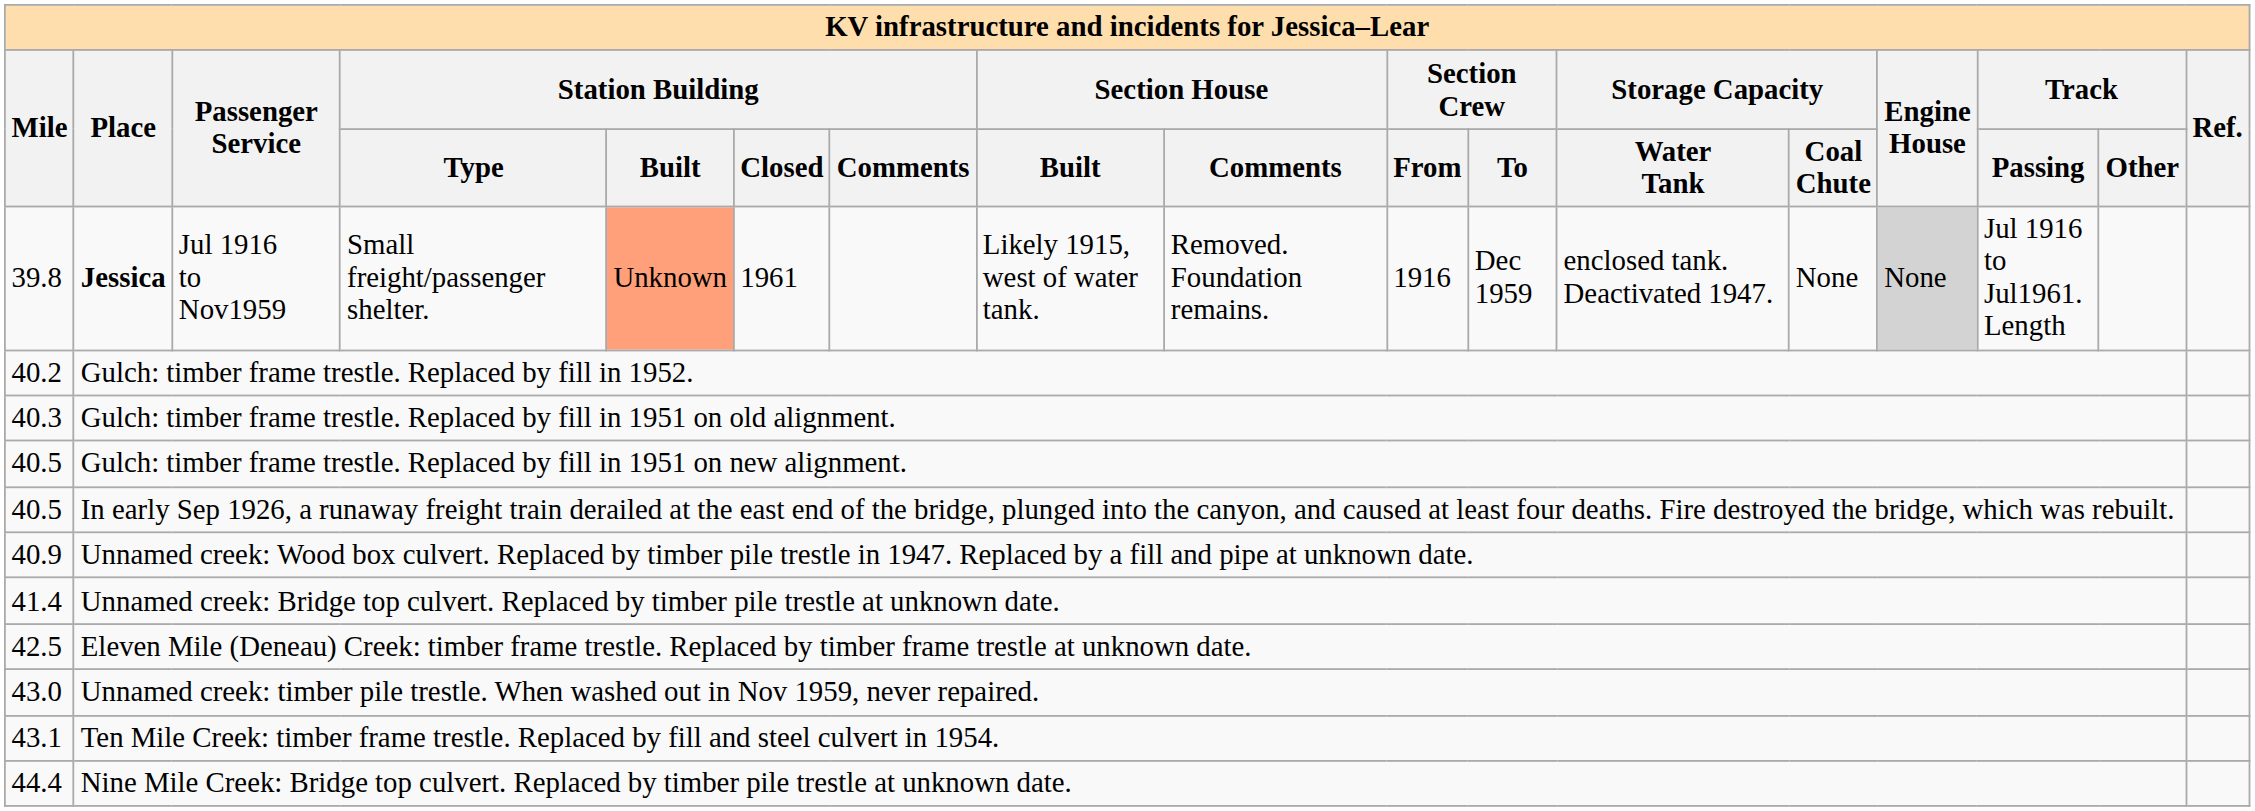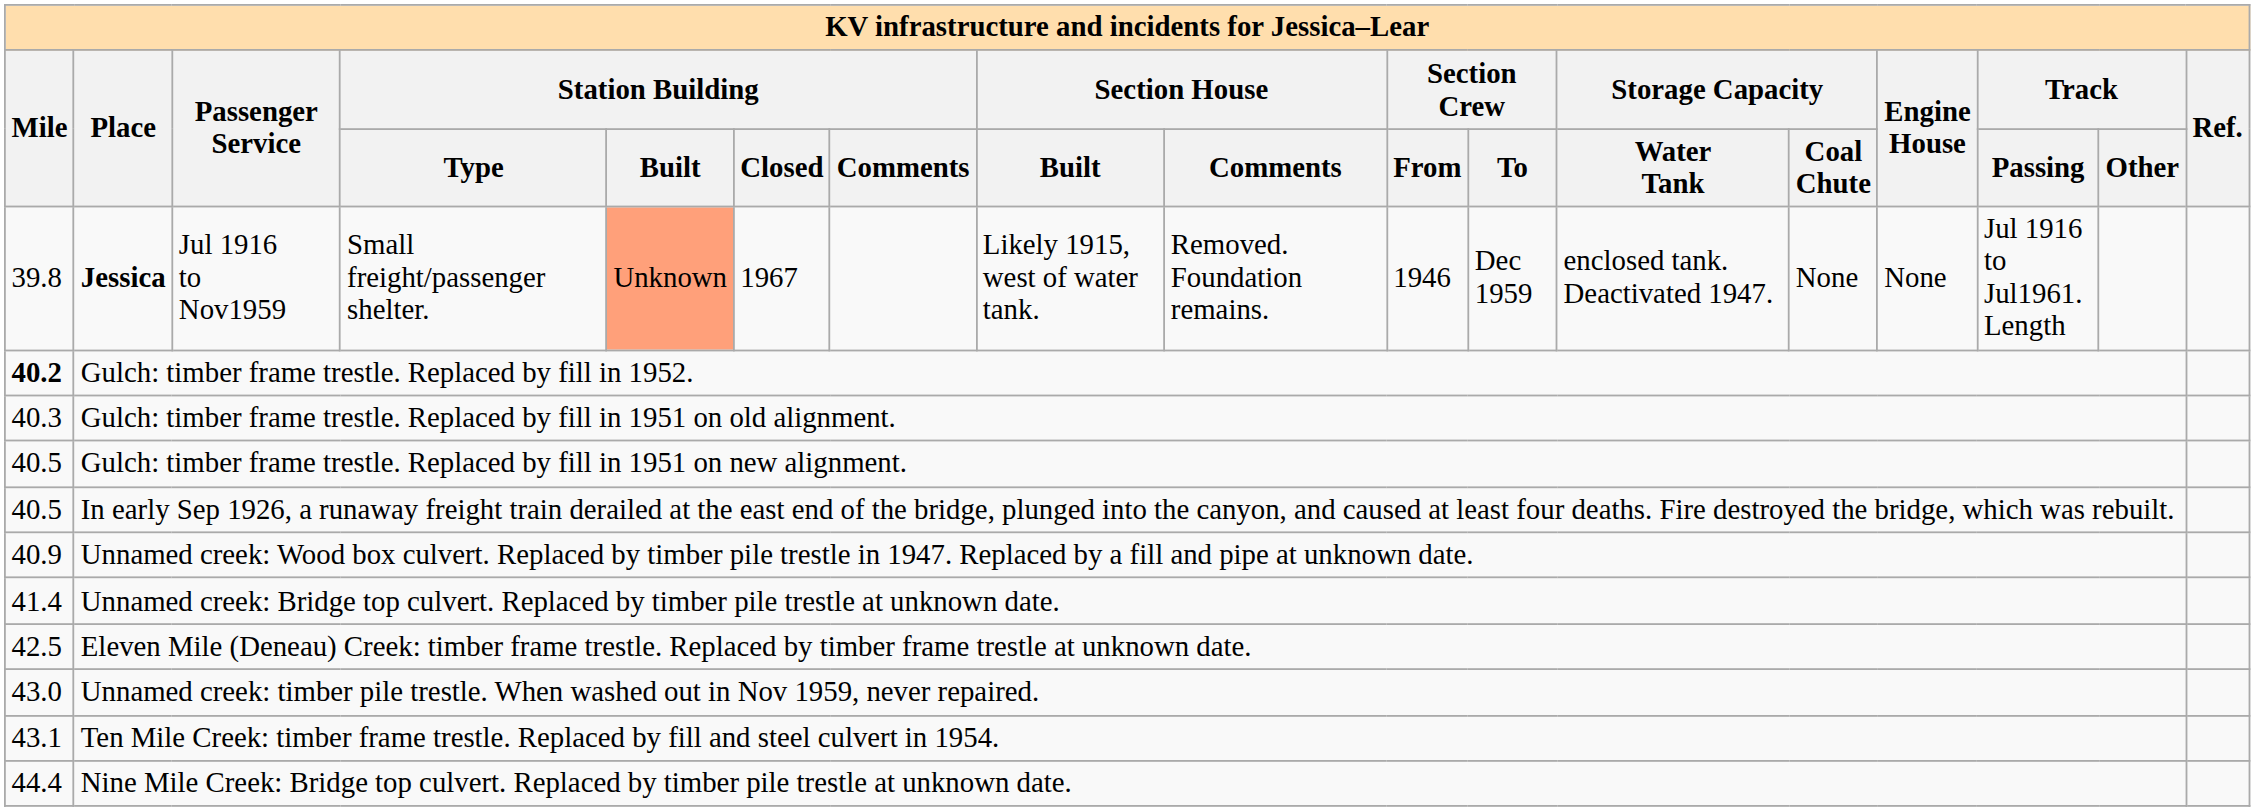(769, 277) 1961 -> (769, 277) 1967
(1422, 277) 1916 -> (1422, 277) 1946
(1915, 277) lightgrey background -> (1915, 277) no background
(37, 372) normal -> (37, 372) bold
